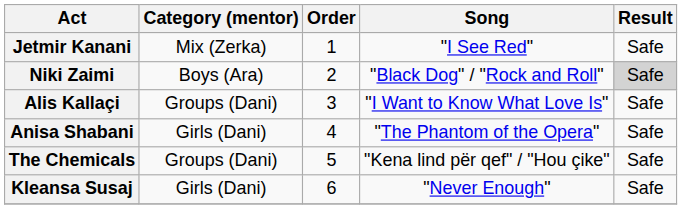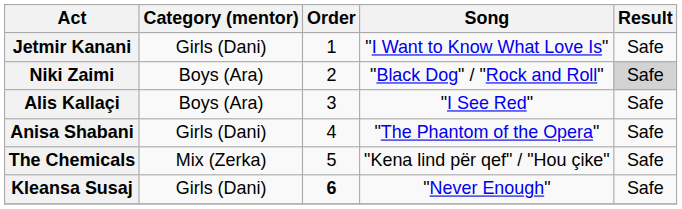(221, 47) Mix (Zerka) -> (221, 47) Girls (Dani)
(487, 47) "I See Red" -> (487, 47) "I Want to Know What Love Is"
(221, 103) Groups (Dani) -> (221, 103) Boys (Ara)
(487, 103) "I Want to Know What Love Is" -> (487, 103) "I See Red"
(221, 160) Groups (Dani) -> (221, 160) Mix (Zerka)
(331, 189) normal -> (331, 189) bold
